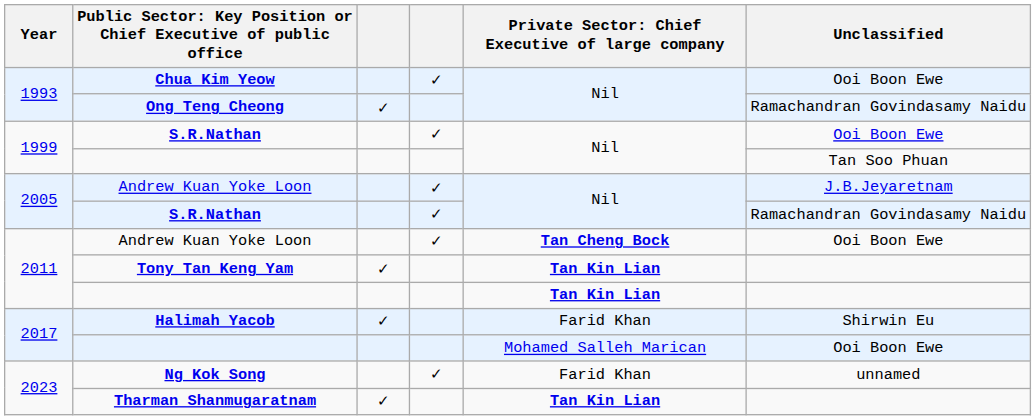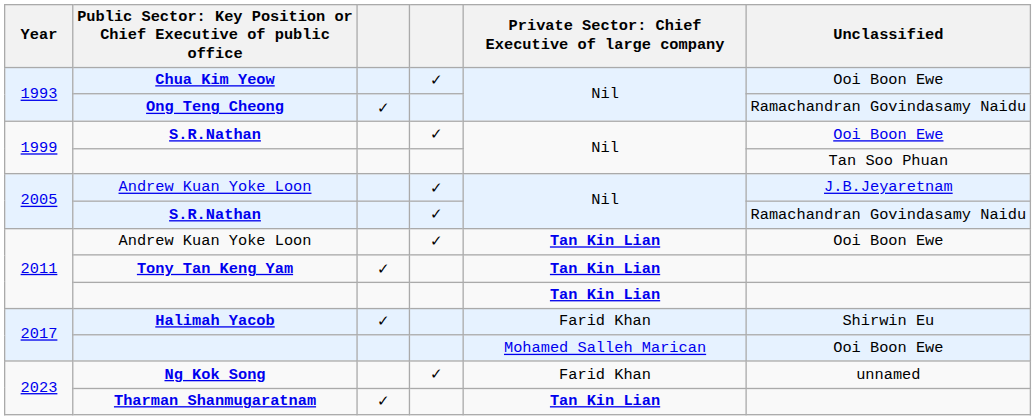(605, 241) Tan Cheng Bock -> (605, 241) Tan Kin Lian
